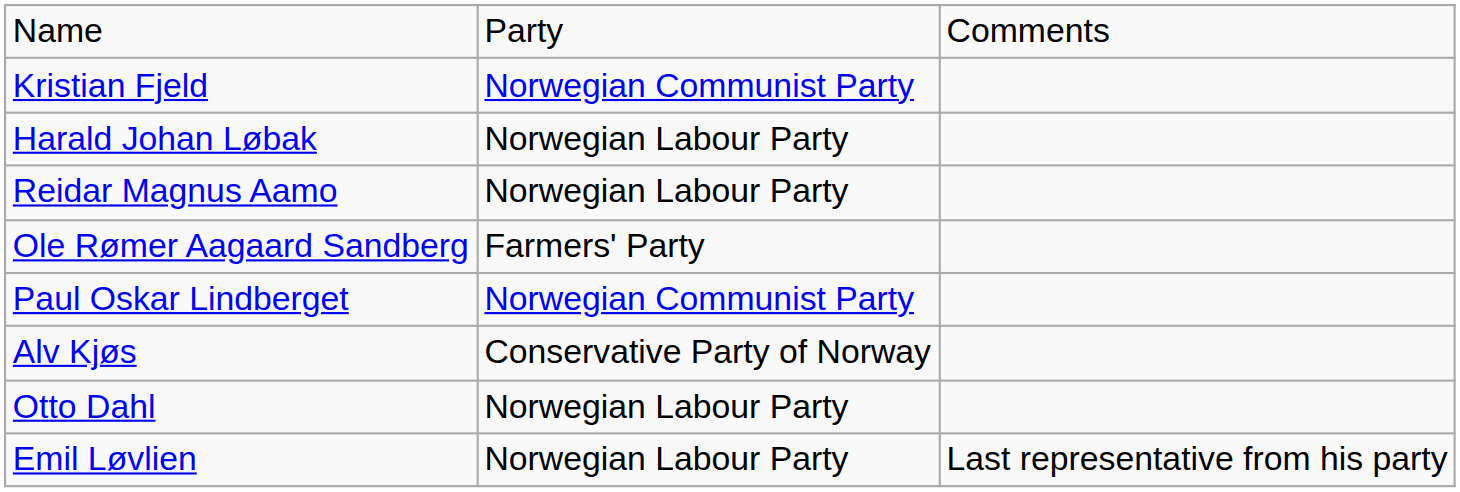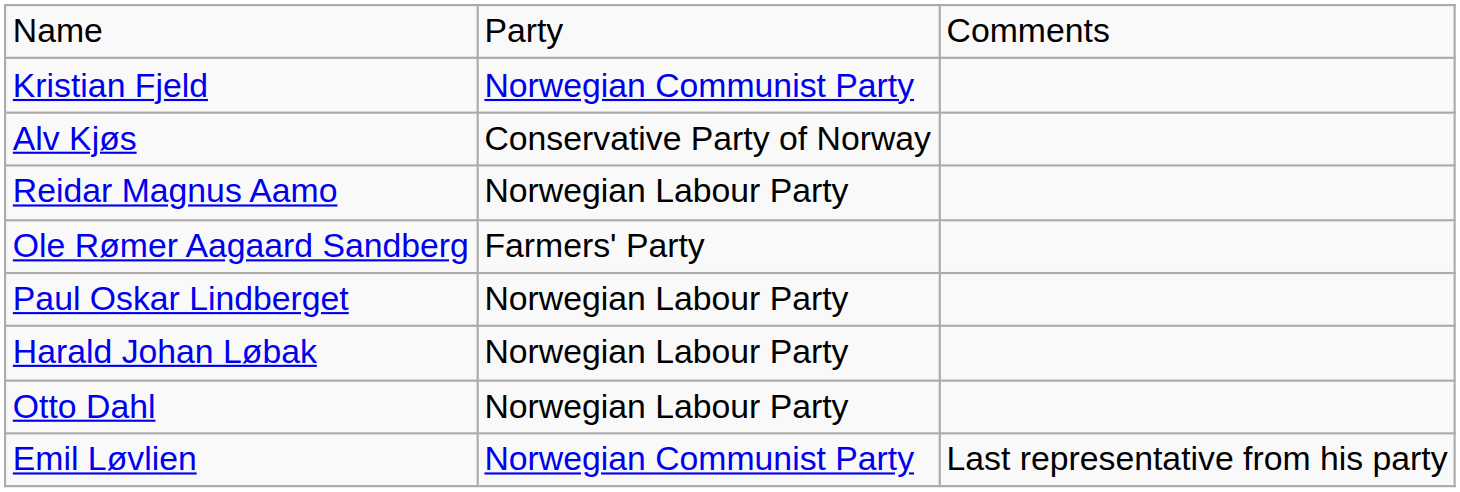rows swapped: (165, 138) <-> (75, 352)
(699, 298) Norwegian Communist Party -> (666, 298) Norwegian Labour Party
(666, 459) Norwegian Labour Party -> (699, 459) Norwegian Communist Party
